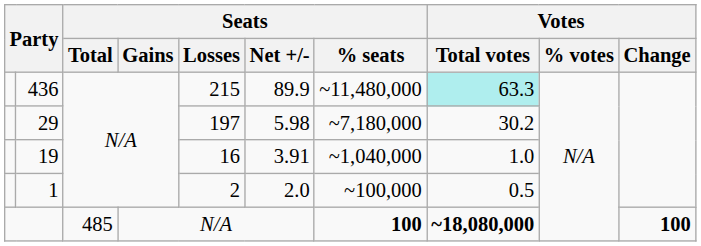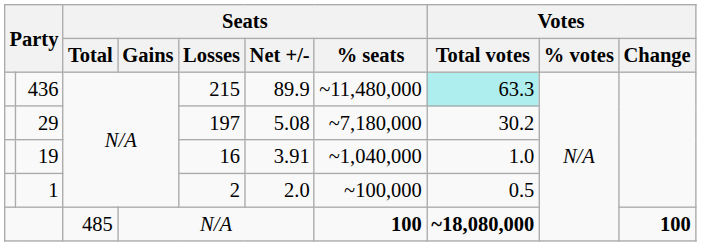(292, 123) 5.98 -> (292, 123) 5.08
